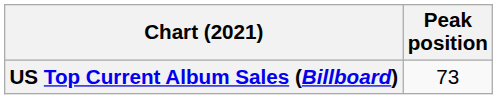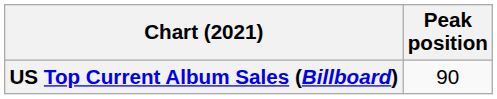(448, 76) 73 -> (448, 76) 90
